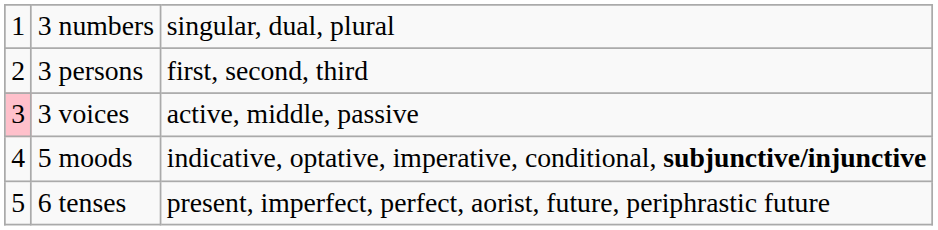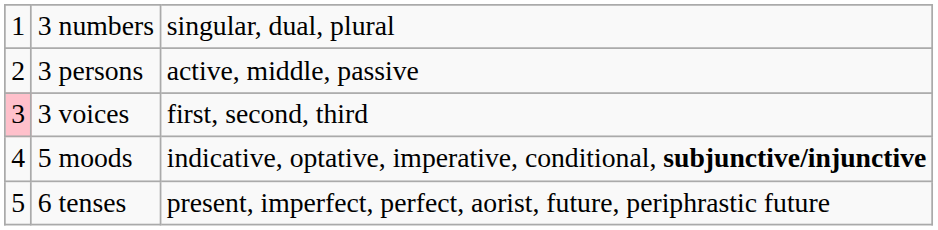(267, 70) first, second, third -> (293, 70) active, middle, passive
(293, 114) active, middle, passive -> (267, 114) first, second, third
